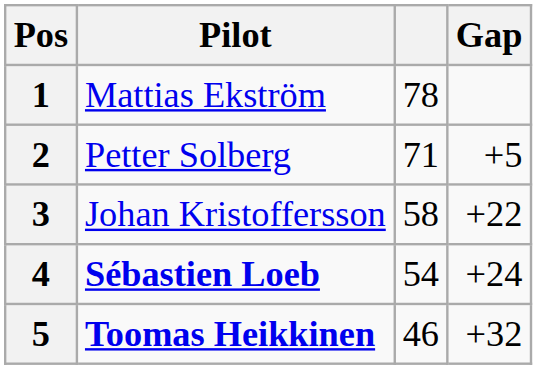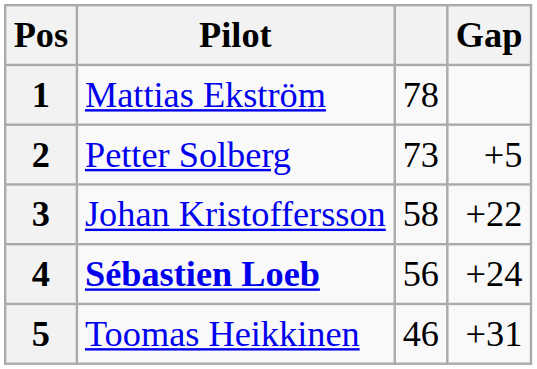(421, 154) 71 -> (421, 154) 73
(421, 274) 54 -> (421, 274) 56
(230, 334) bold -> (222, 334) normal
(494, 334) +32 -> (494, 334) +31
